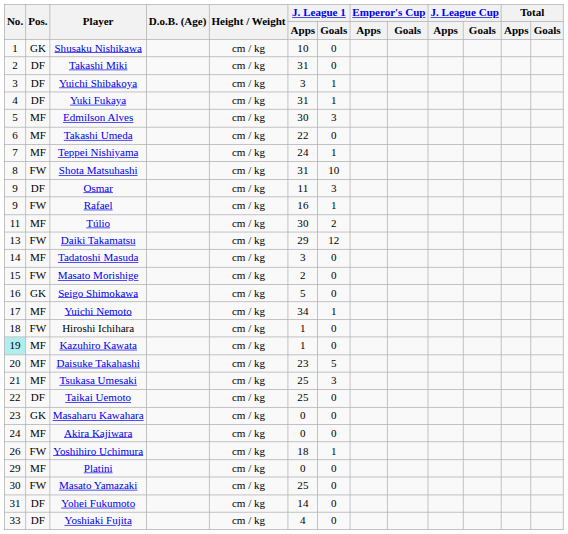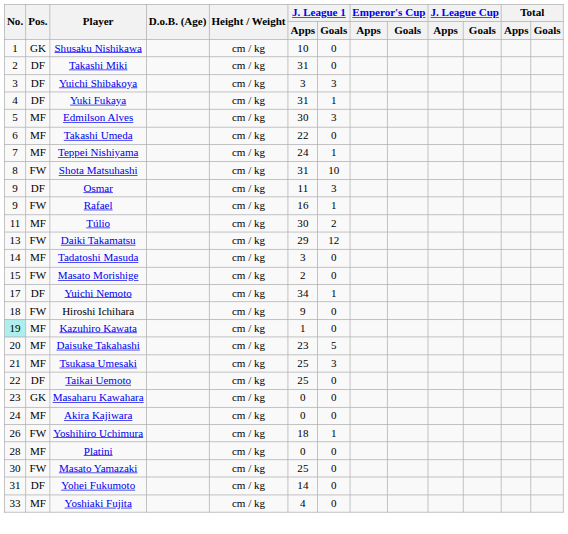(334, 83) 1 -> (334, 83) 3
- row: (98, 293)
(38, 310) MF -> (38, 293) DF
(303, 328) 1 -> (303, 310) 9
(15, 468) 29 -> (15, 450) 28
(38, 521) DF -> (38, 503) MF
